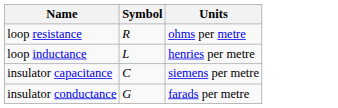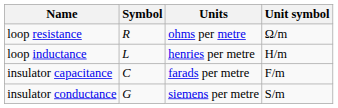+ column: (297, 14)
(214, 73) siemens per metre -> (209, 73) farads per metre
(209, 93) farads per metre -> (214, 93) siemens per metre
